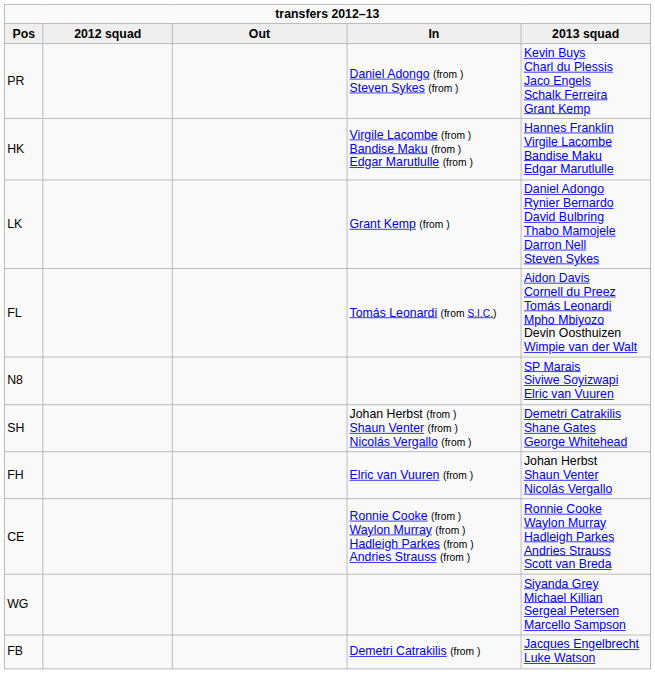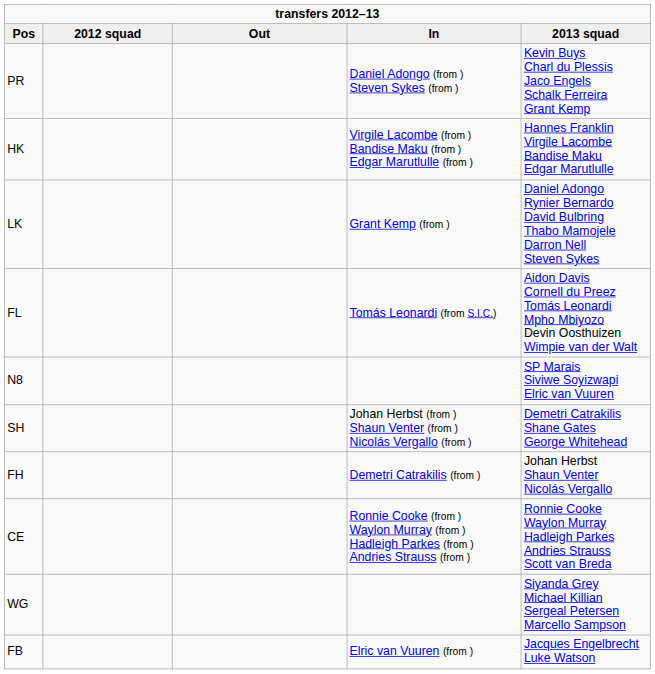(411, 475) Elric van Vuuren (from ) -> (415, 475) Demetri Catrakilis (from )
(415, 651) Demetri Catrakilis (from ) -> (411, 651) Elric van Vuuren (from )
